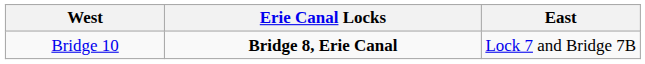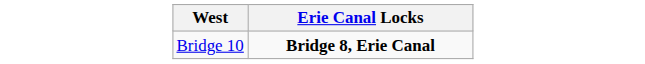- column: (561, 17)
